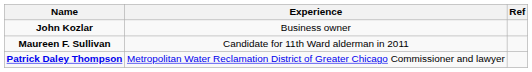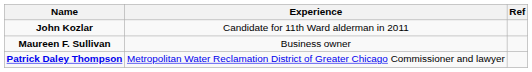(316, 28) Business owner -> (316, 28) Candidate for 11th Ward alderman in 2011
(316, 43) Candidate for 11th Ward alderman in 2011 -> (316, 43) Business owner
